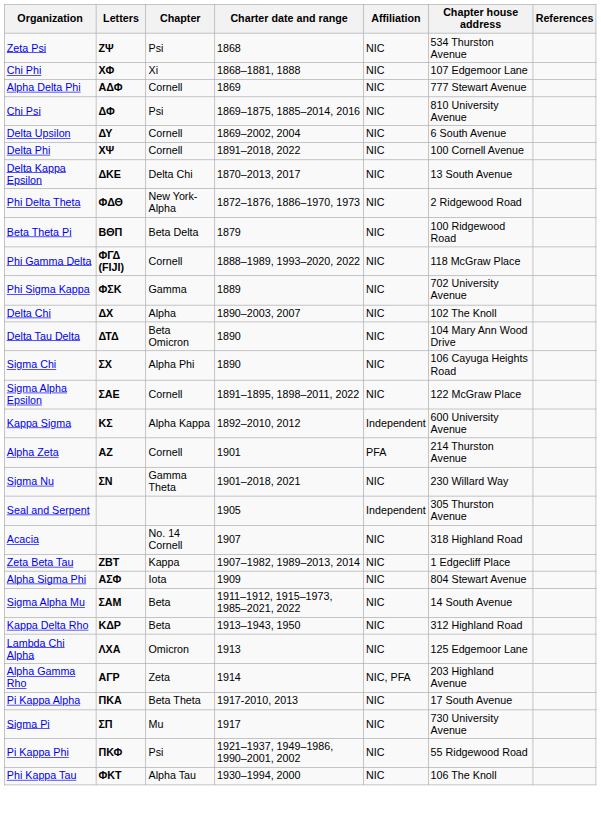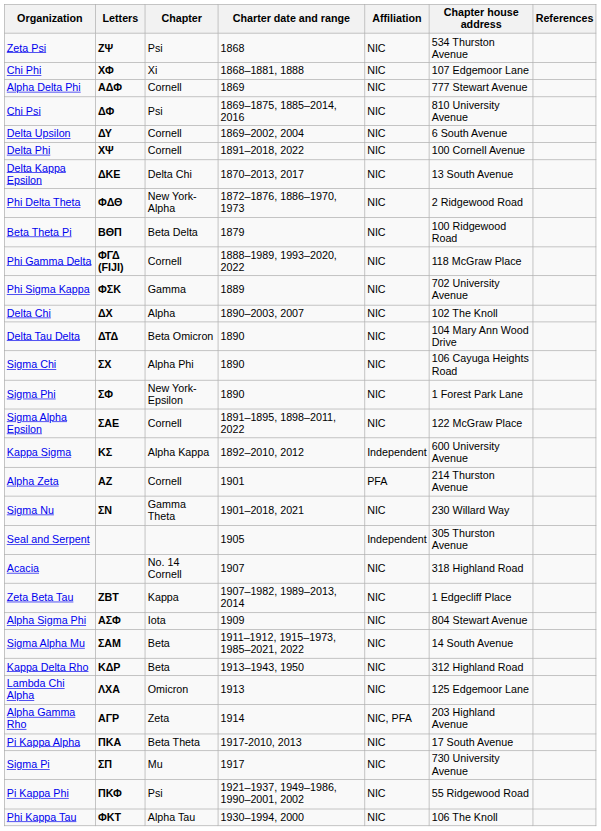+ row: (31, 394)
